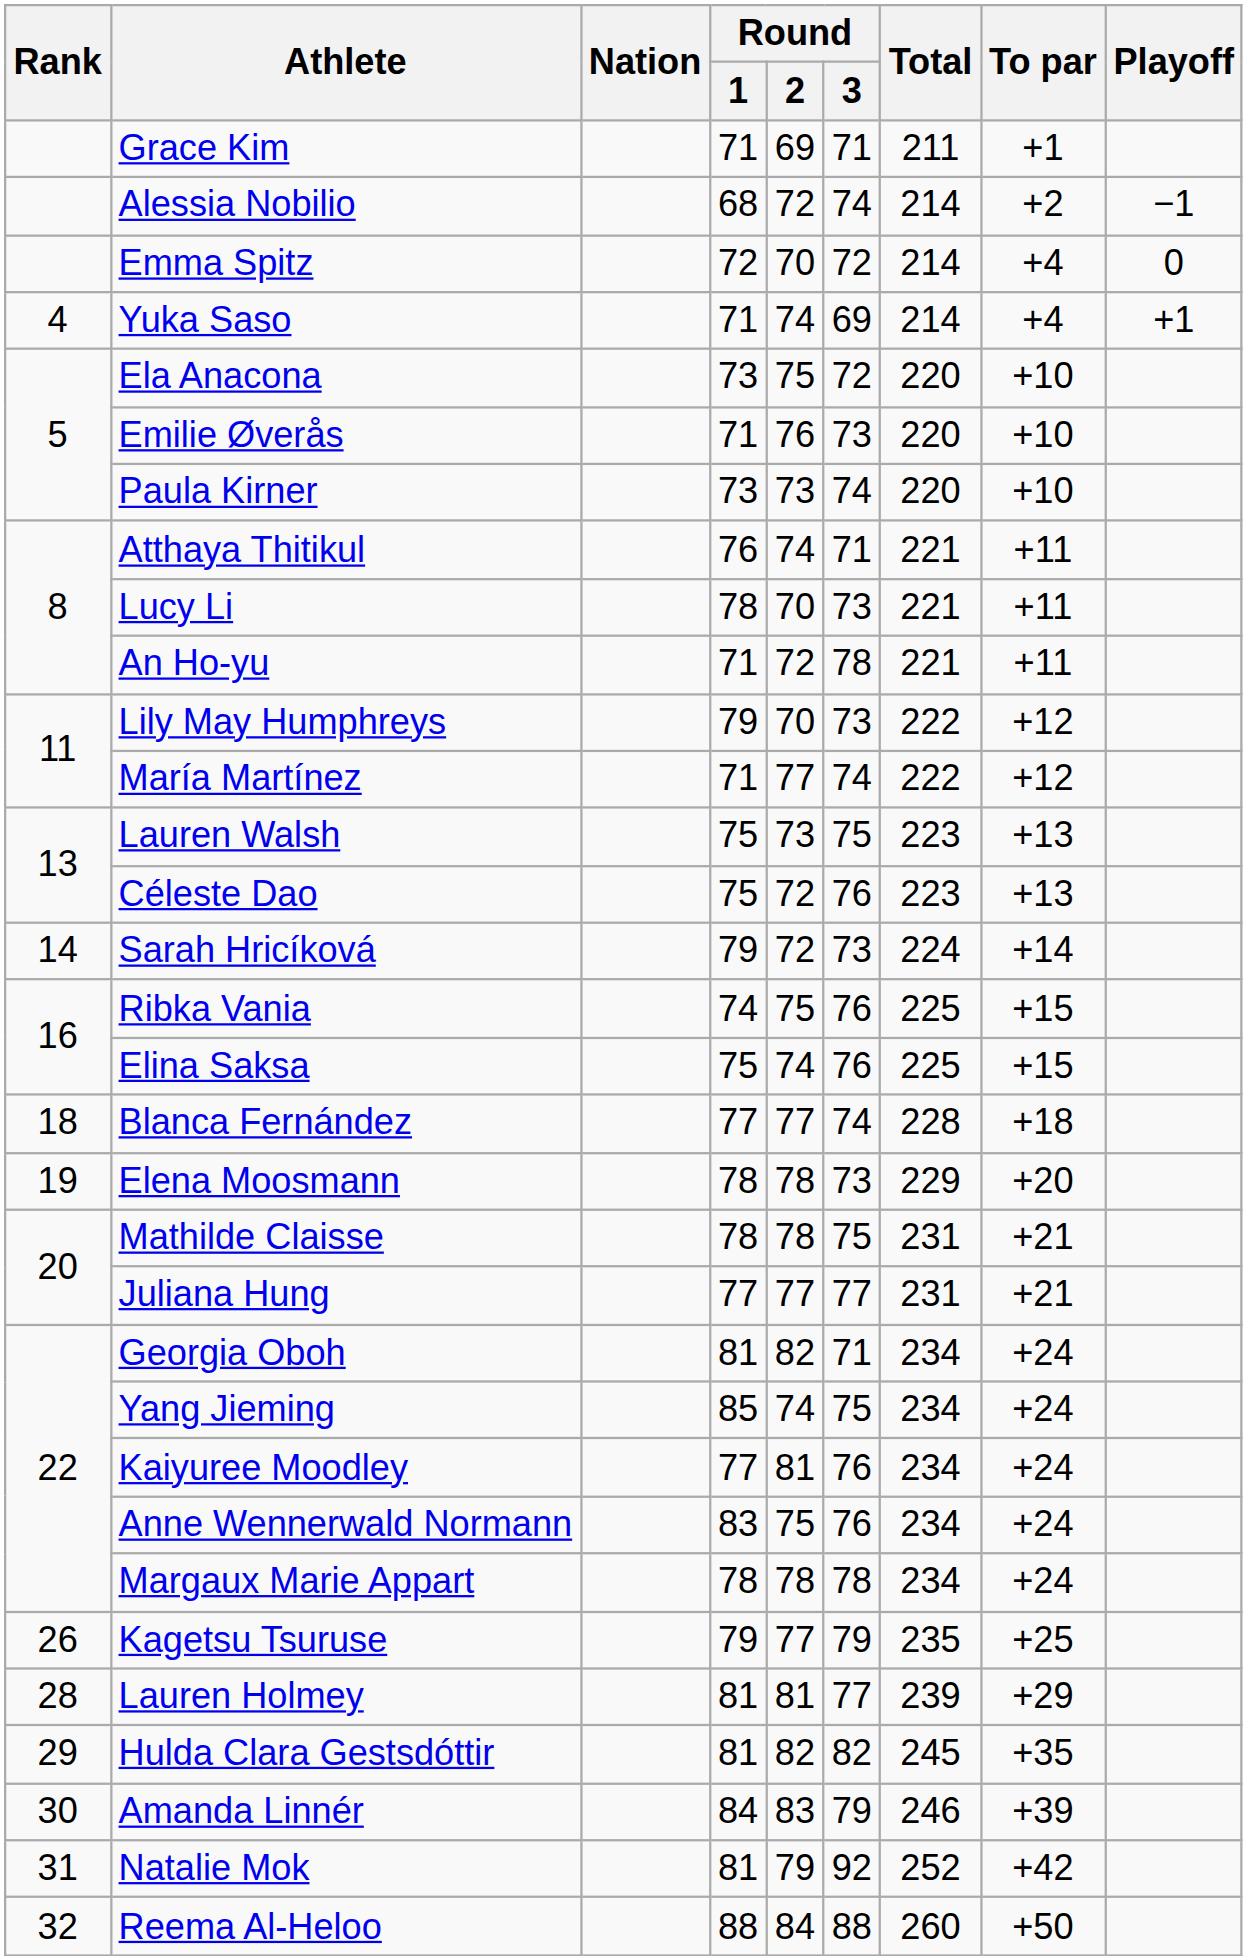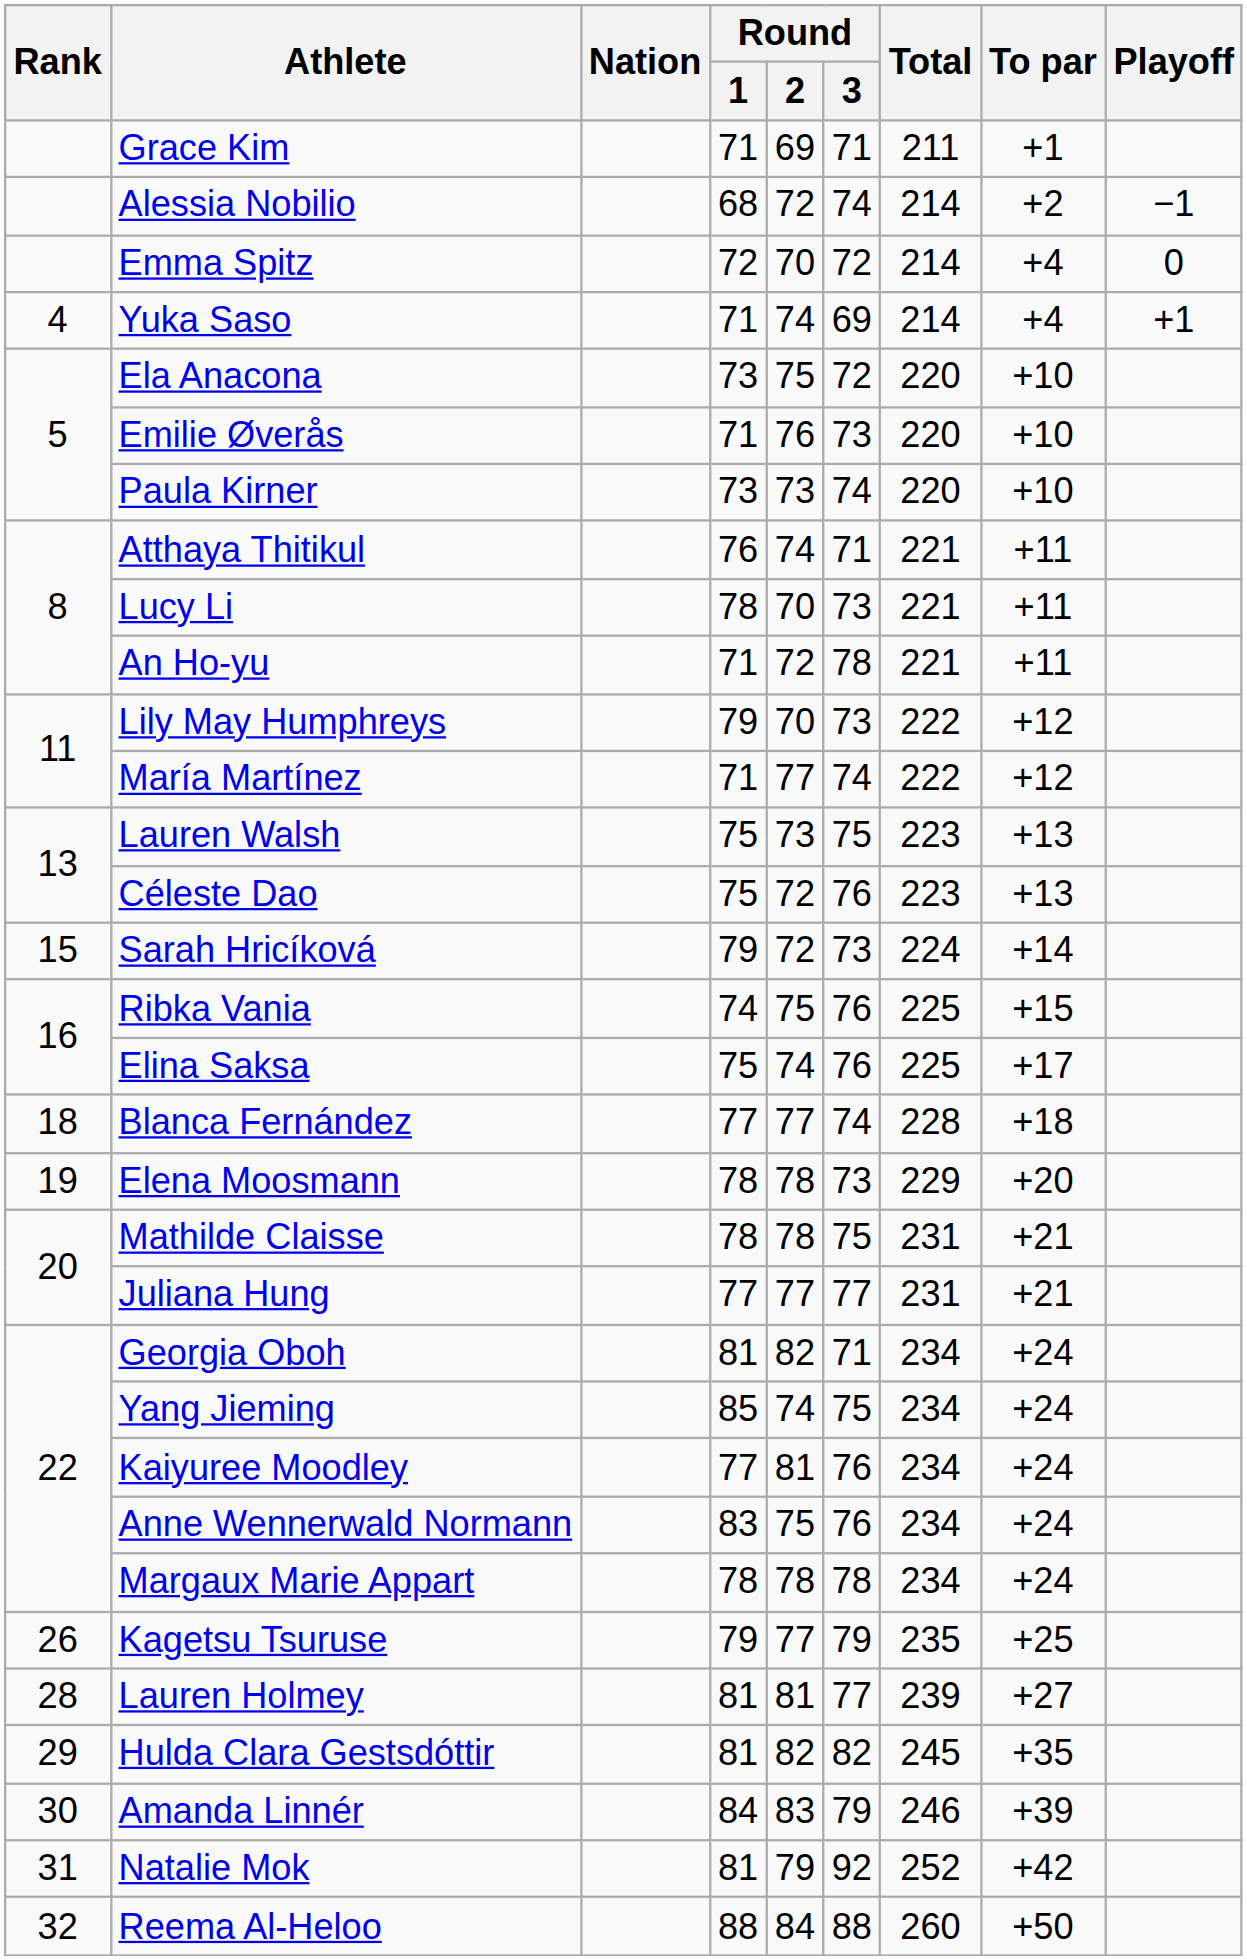(58, 950) 14 -> (58, 950) 15
(1043, 1065) +15 -> (1043, 1065) +17
(1043, 1696) +29 -> (1043, 1696) +27
